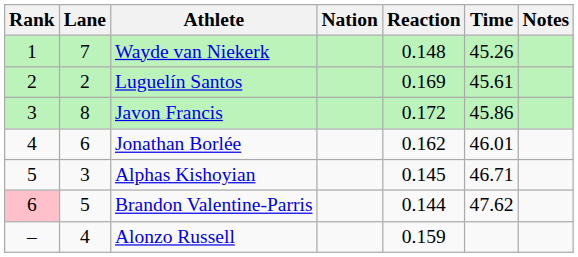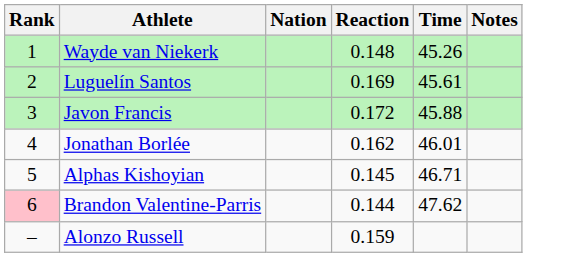- column: (85, 19)
(492, 112) 45.86 -> (440, 112) 45.88
